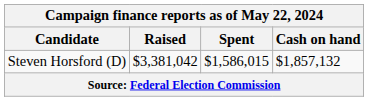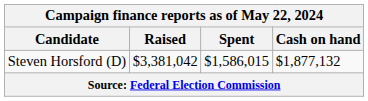(308, 61) $1,857,132 -> (308, 61) $1,877,132
